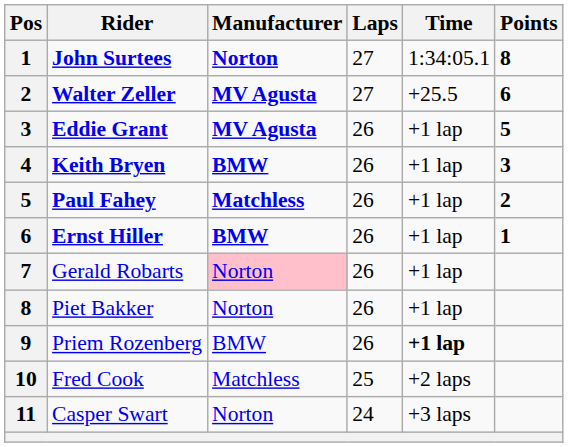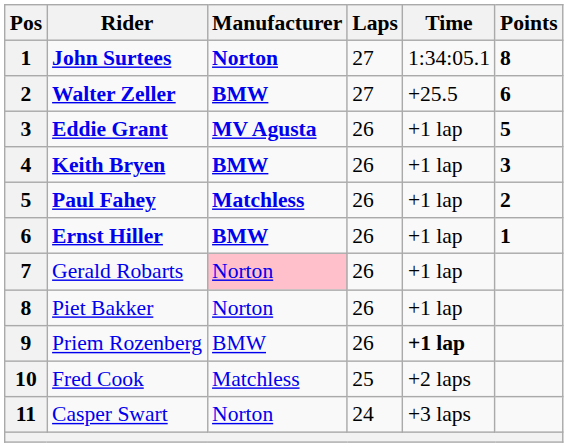(264, 93) MV Agusta -> (240, 93) BMW
